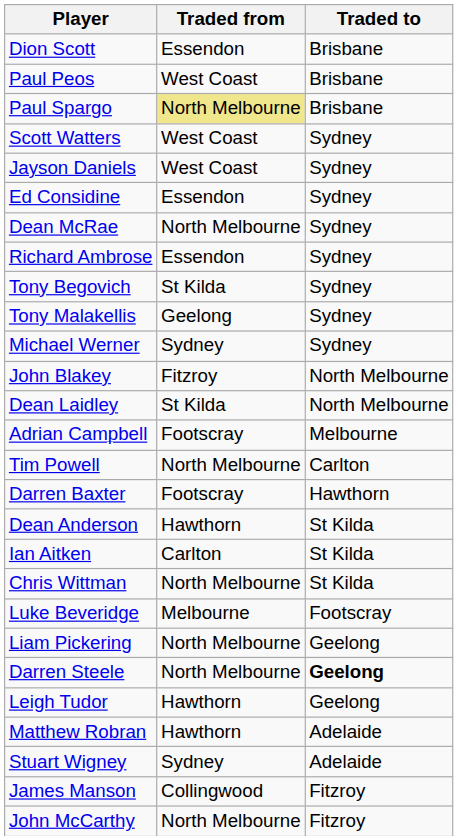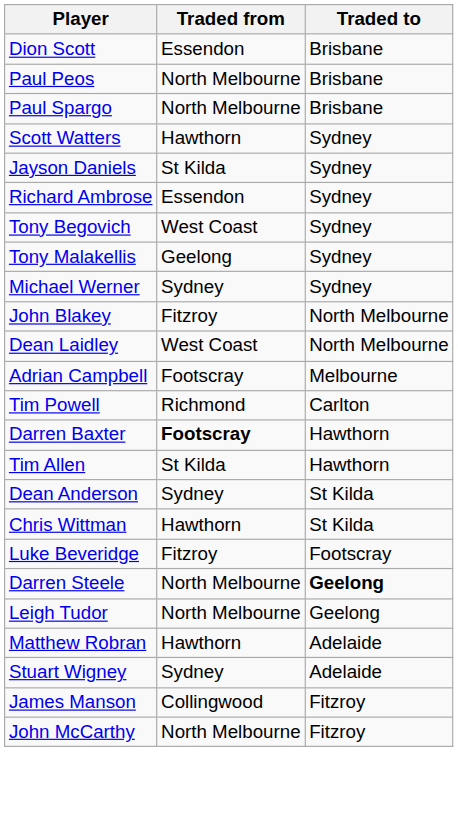(209, 78) West Coast -> (231, 78) North Melbourne
(231, 108) khaki background -> (231, 108) no background
(209, 138) West Coast -> (201, 138) Hawthorn
(209, 167) West Coast -> (193, 167) St Kilda
- row: (65, 197)
- row: (64, 227)
(193, 286) St Kilda -> (209, 227) West Coast
(193, 405) St Kilda -> (209, 345) West Coast
(231, 464) North Melbourne -> (203, 405) Richmond
(202, 494) normal -> (206, 434) bold
+ row: (47, 464)
(201, 524) Hawthorn -> (192, 494) Sydney
- row: (50, 553)
(231, 583) North Melbourne -> (201, 524) Hawthorn
(205, 613) Melbourne -> (189, 553) Fitzroy
- row: (70, 642)
(201, 702) Hawthorn -> (231, 613) North Melbourne
